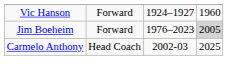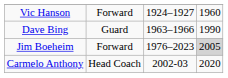+ row: (45, 30)
(210, 47) 2025 -> (210, 64) 2020
